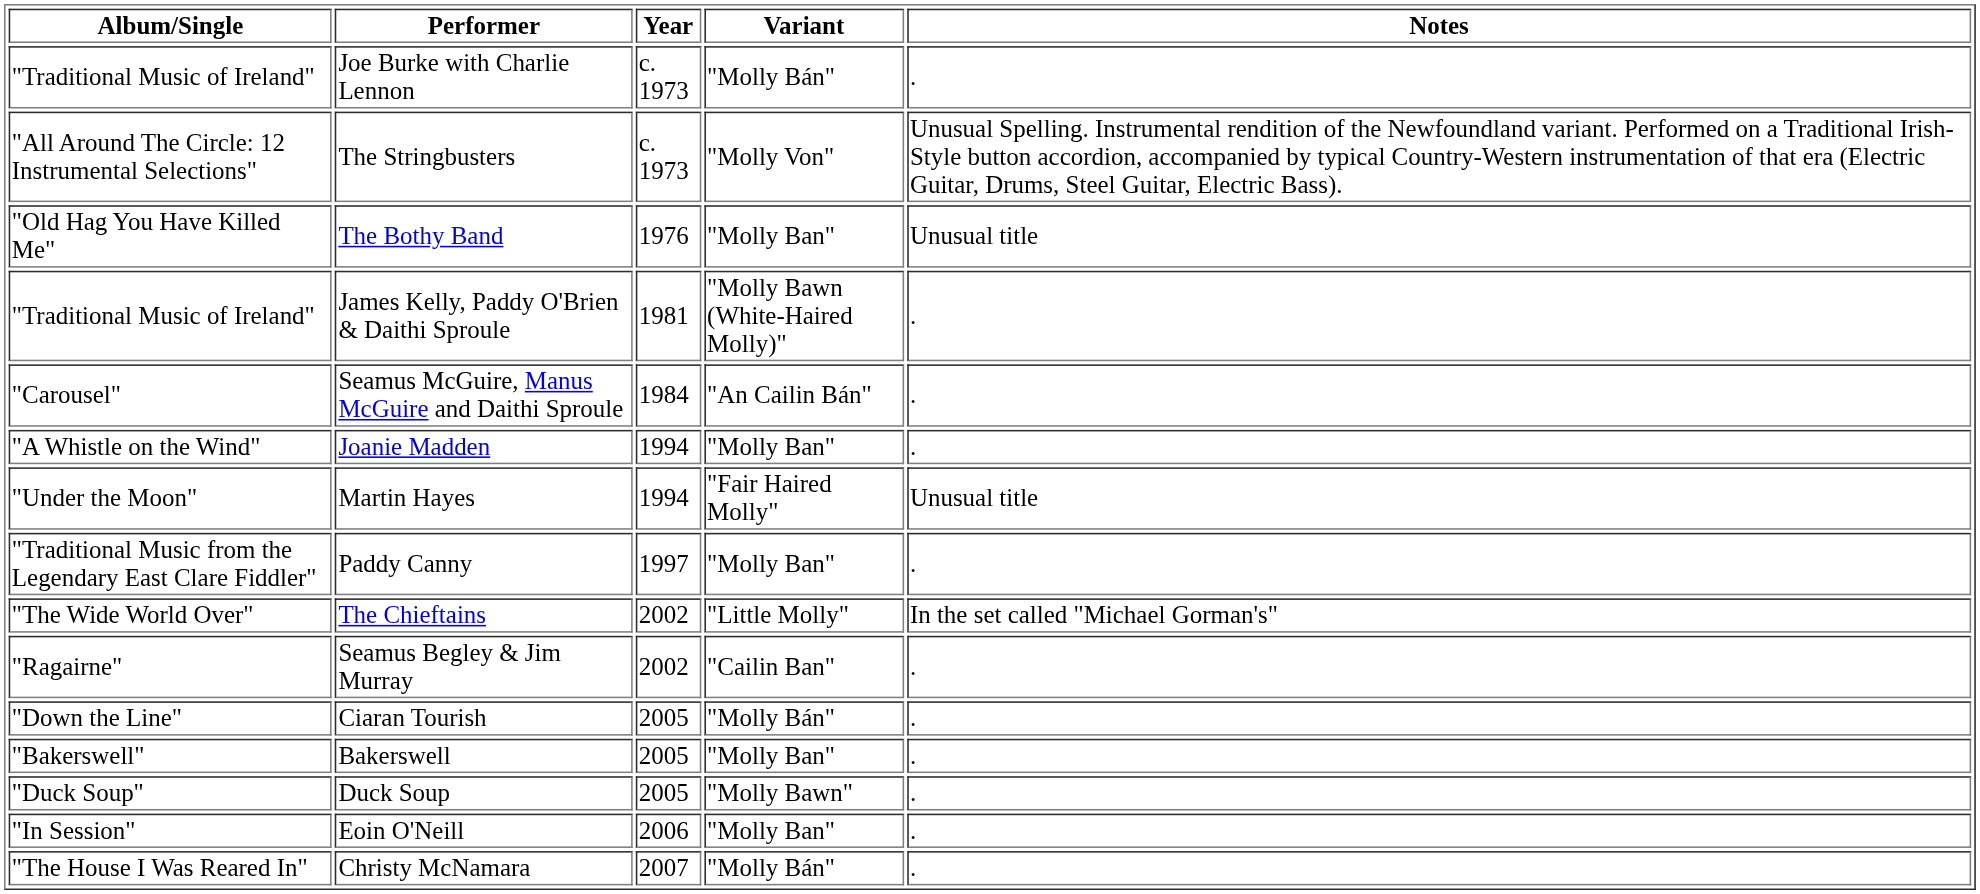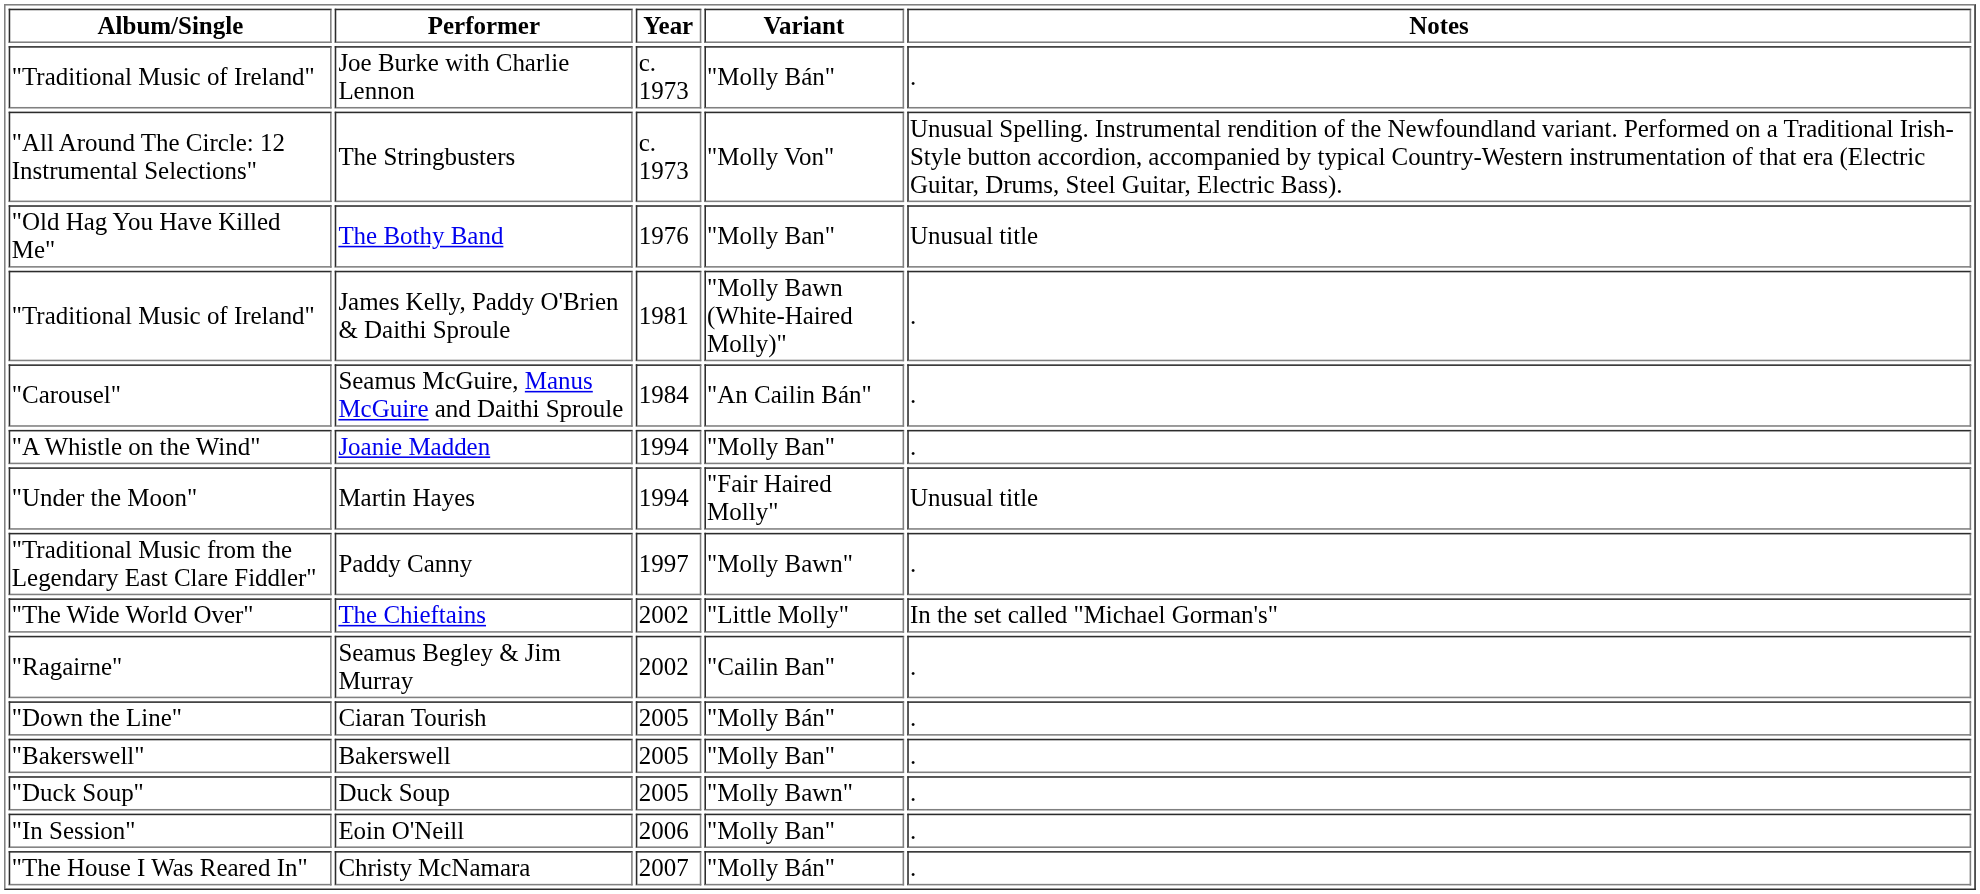(771, 563) "Molly Ban" -> (780, 563) "Molly Bawn"
